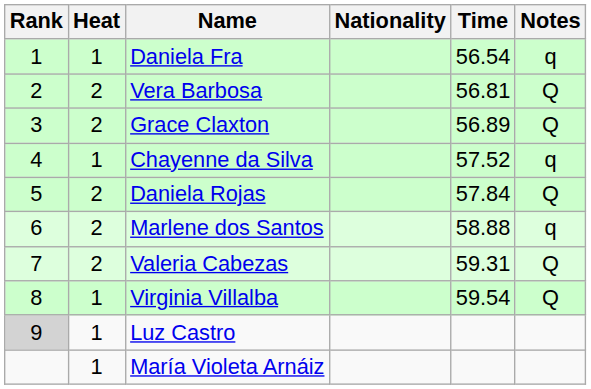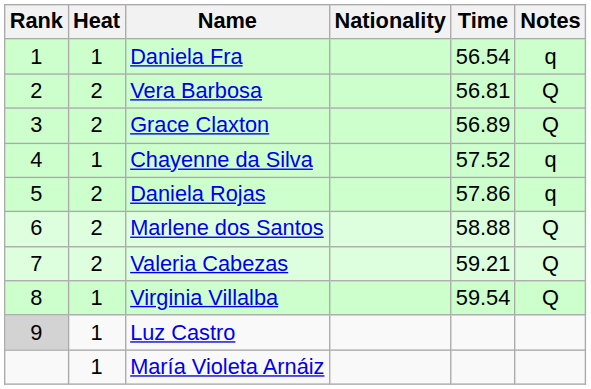(483, 194) 57.84 -> (483, 194) 57.86
(550, 194) Q -> (550, 194) q
(550, 228) q -> (550, 228) Q
(483, 263) 59.31 -> (483, 263) 59.21
